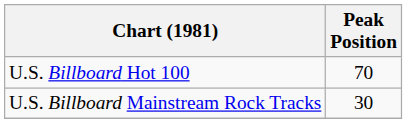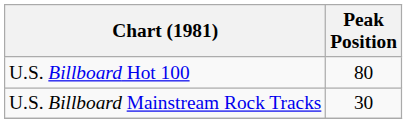(364, 72) 70 -> (364, 72) 80
